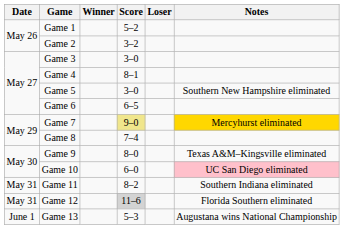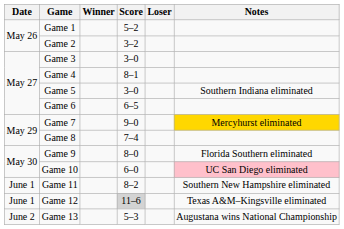(257, 91) Southern New Hampshire eliminated -> (257, 91) Southern Indiana eliminated
(131, 122) khaki background -> (131, 122) no background
(257, 153) Texas A&M–Kingsville eliminated -> (257, 153) Florida Southern eliminated
(22, 185) May 31 -> (22, 185) June 1
(257, 185) Southern Indiana eliminated -> (257, 185) Southern New Hampshire eliminated
(22, 201) May 31 -> (22, 201) June 1
(257, 201) Florida Southern eliminated -> (257, 201) Texas A&M–Kingsville eliminated
(22, 216) June 1 -> (22, 216) June 2
